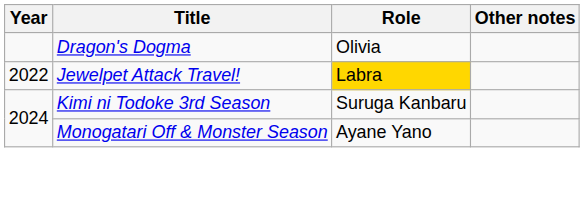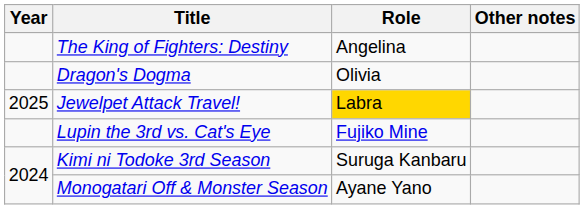+ row: (172, 47)
(29, 75) 2022 -> (29, 103) 2025
+ row: (164, 132)
